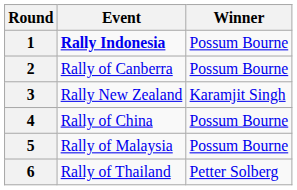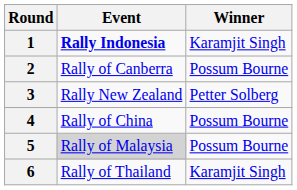(239, 43) Possum Bourne -> (238, 43) Karamjit Singh
(238, 95) Karamjit Singh -> (234, 95) Petter Solberg
(117, 146) no background -> (117, 146) lightgrey background
(234, 172) Petter Solberg -> (238, 172) Karamjit Singh
